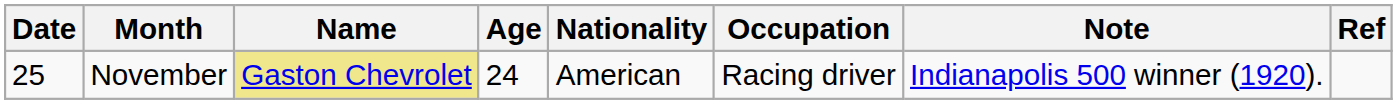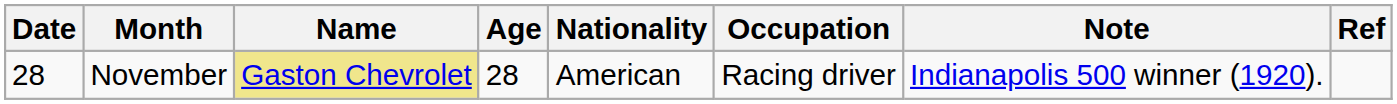(29, 75) 25 -> (29, 75) 28
(502, 75) 24 -> (502, 75) 28
